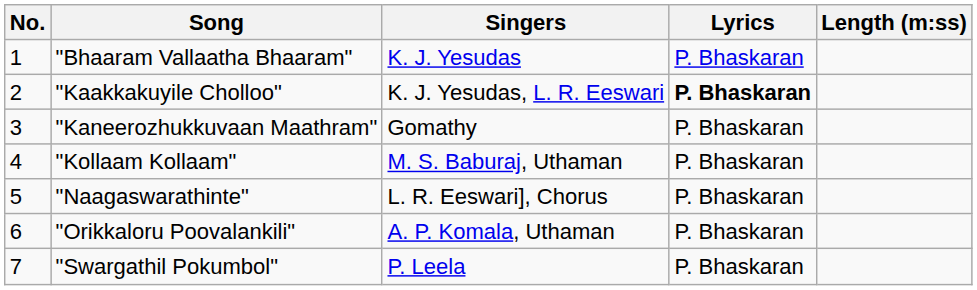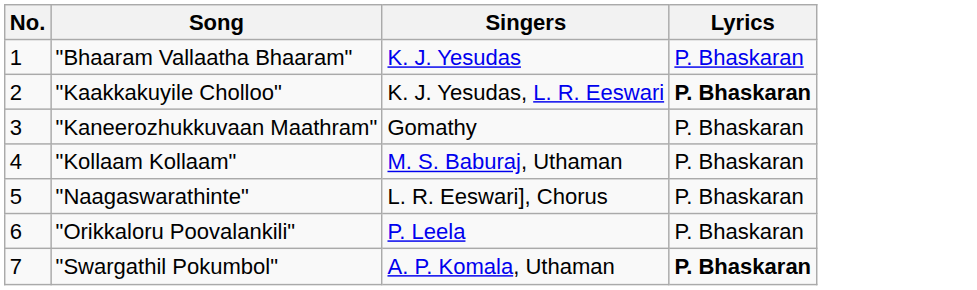- column: (894, 22)
(501, 232) A. P. Komala, Uthaman -> (426, 232) P. Leela
(426, 267) P. Leela -> (501, 267) A. P. Komala, Uthaman
(739, 267) normal -> (743, 267) bold
